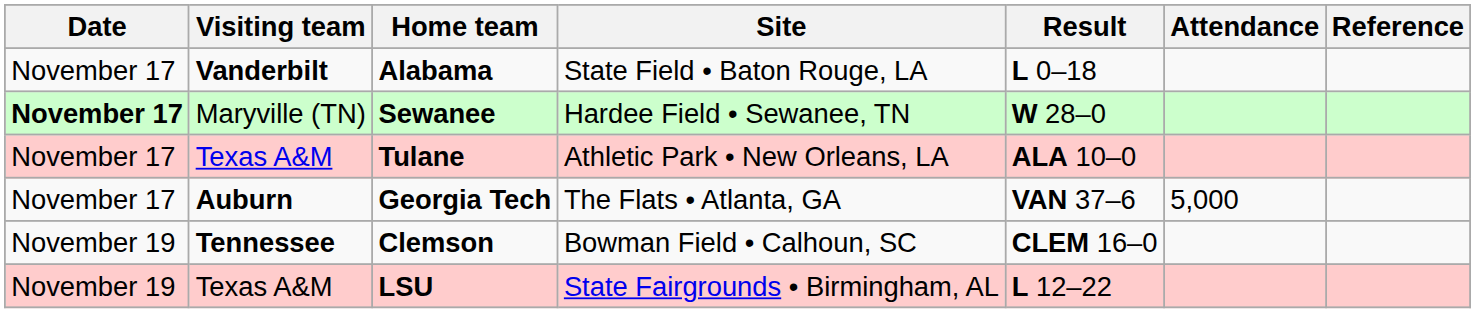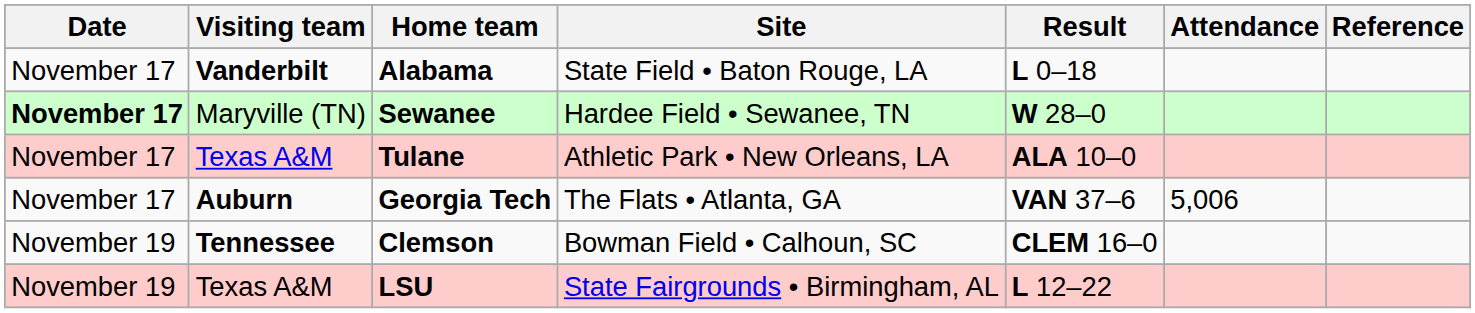(1204, 200) 5,000 -> (1204, 200) 5,006
